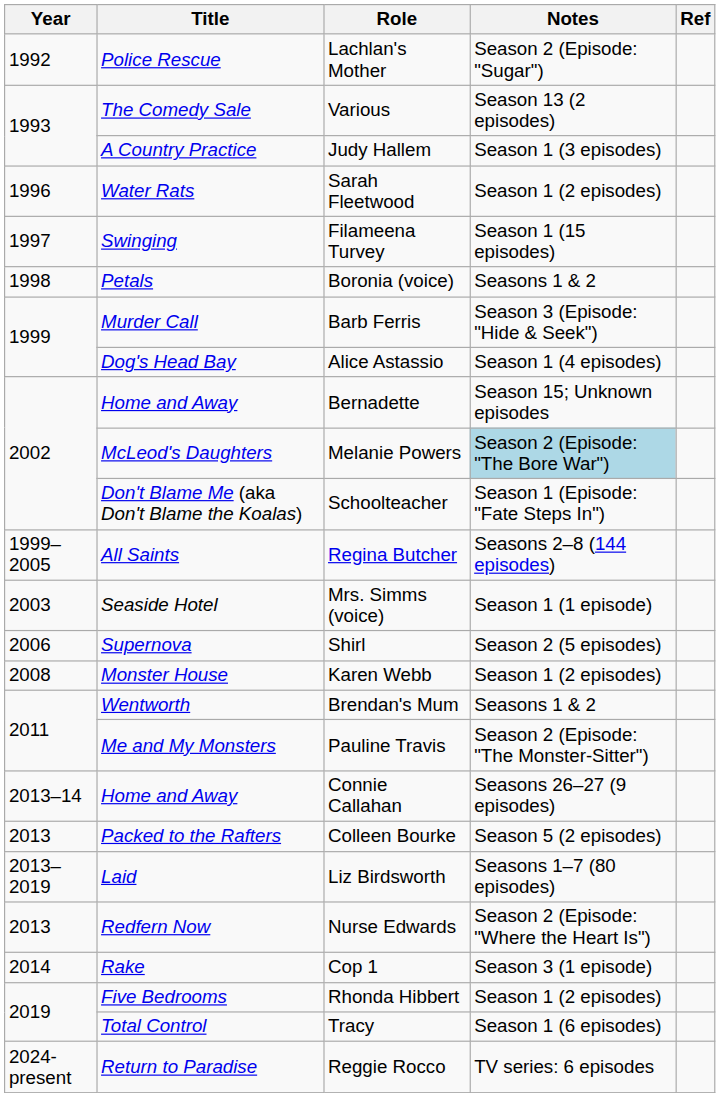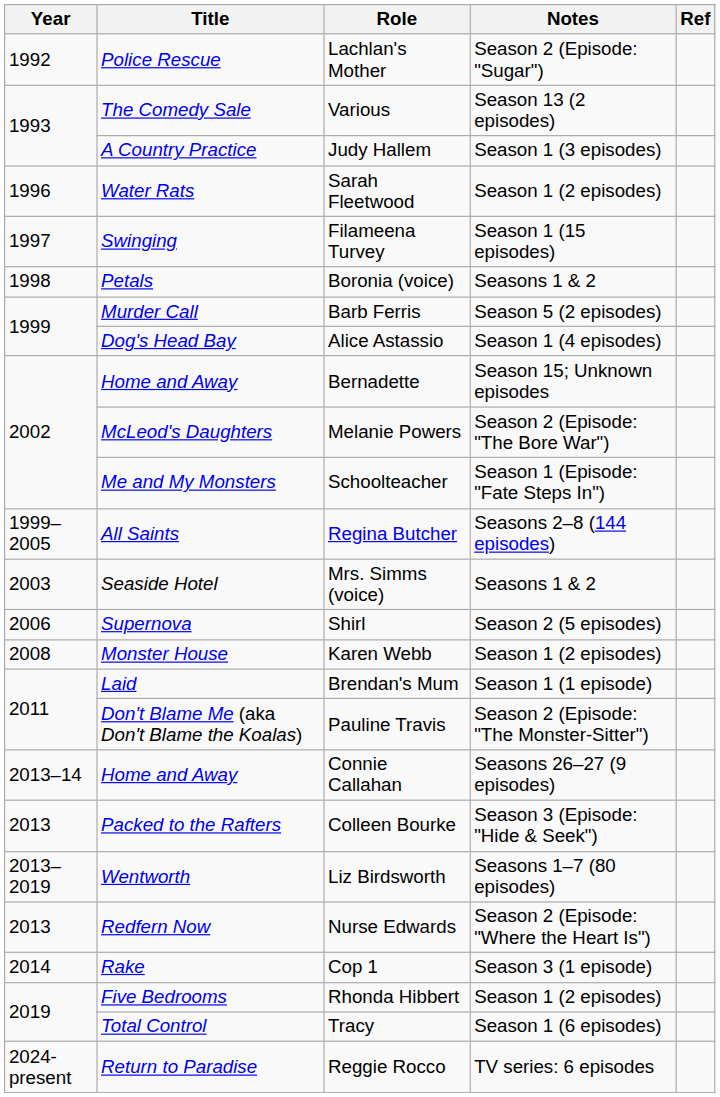(556, 321) Season 3 (Episode: "Hide & Seek") -> (568, 311) Season 5 (2 episodes)
(556, 453) lightblue background -> (556, 432) no background
(202, 503) Don't Blame Me (aka Don't Blame the Koalas) -> (188, 482) Me and My Monsters
(563, 605) Season 1 (1 episode) -> (535, 584) Seasons 1 & 2
(146, 704) Wentworth -> (119, 683) Laid
(535, 704) Seasons 1 & 2 -> (563, 683) Season 1 (1 episode)
(188, 745) Me and My Monsters -> (202, 724) Don't Blame Me (aka Don't Blame the Koalas)
(568, 836) Season 5 (2 episodes) -> (556, 825) Season 3 (Episode: "Hide & Seek")
(119, 876) Laid -> (146, 876) Wentworth
